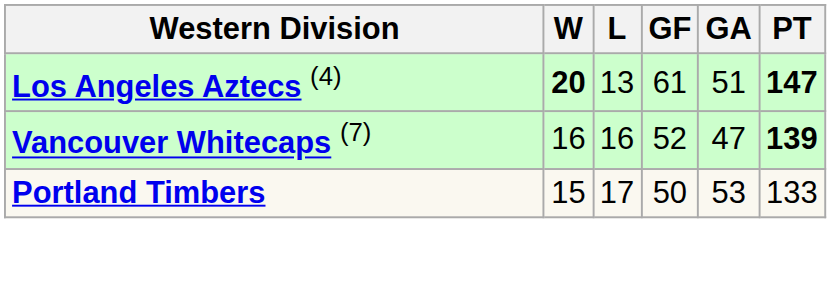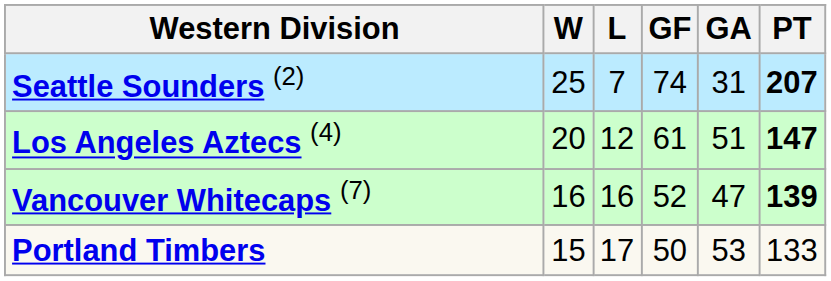+ row: (158, 82)
(568, 82) bold -> (568, 139) normal
(617, 82) 13 -> (617, 139) 12
